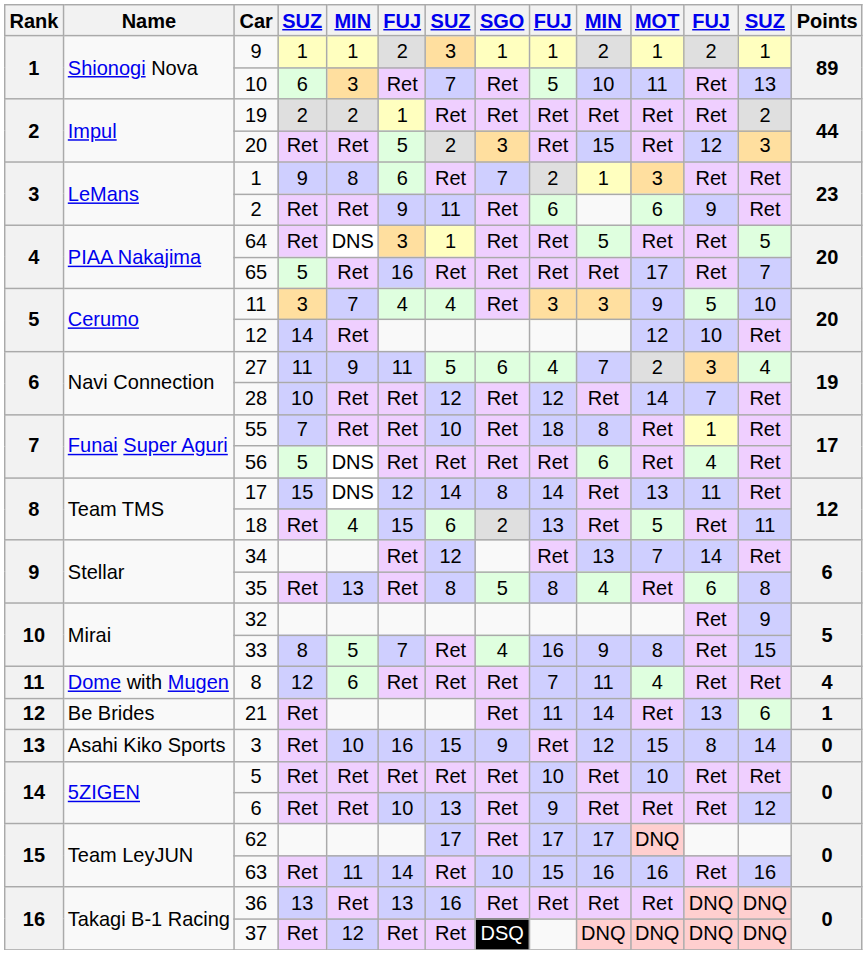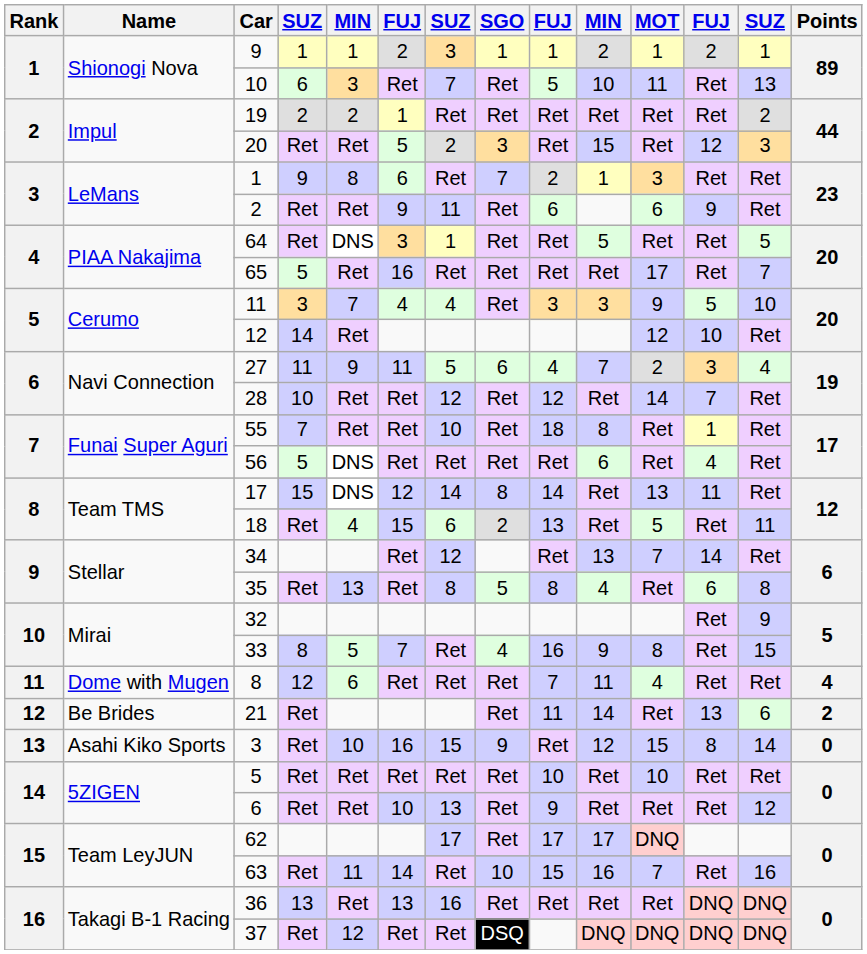(827, 713) 1 -> (827, 713) 2
(657, 871) 16 -> (657, 871) 7
